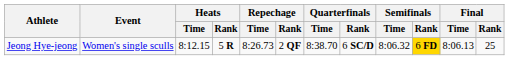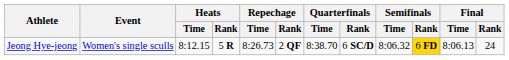(490, 46) 25 -> (490, 46) 24
